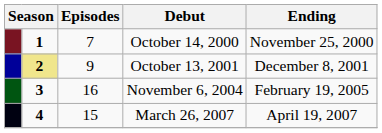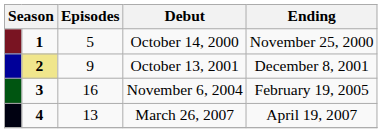(90, 41) 7 -> (90, 41) 5
(90, 115) 15 -> (90, 115) 13
